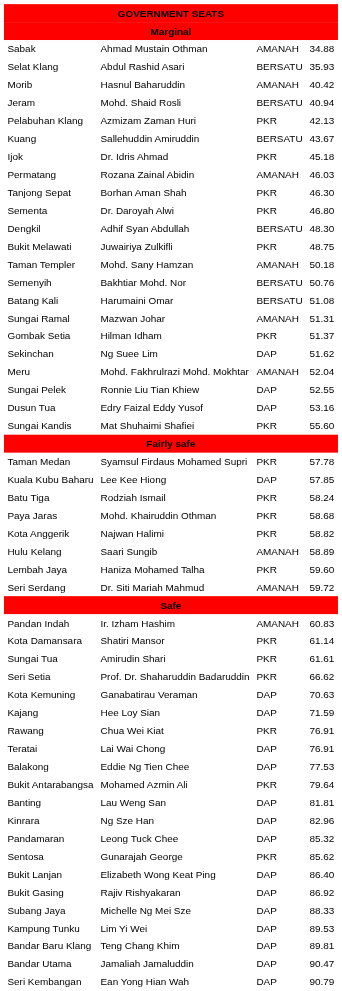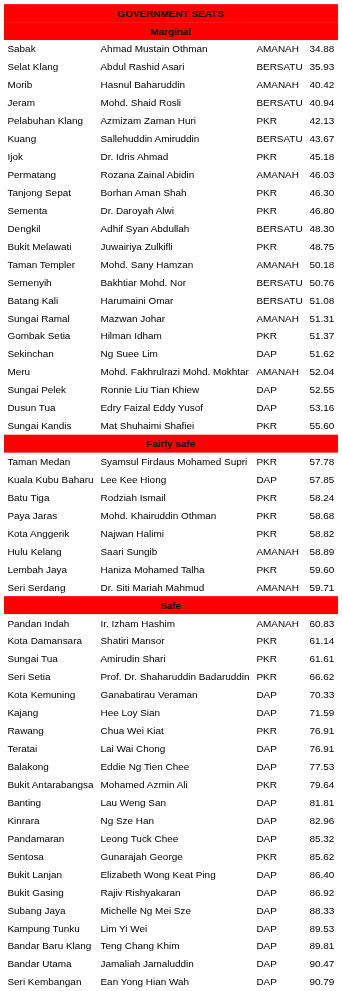(322, 587) 59.72 -> (322, 587) 59.71
(322, 695) 70.63 -> (322, 695) 70.33
